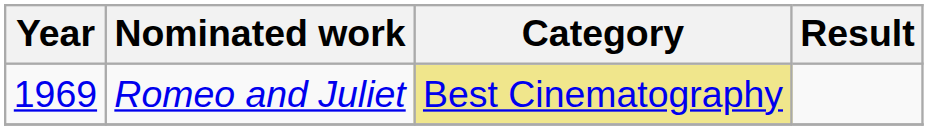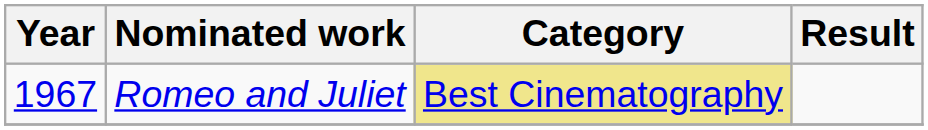(55, 93) 1969 -> (55, 93) 1967
